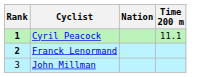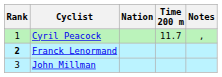+ column: (202, 17)
(17, 36) bold -> (17, 36) normal
(171, 36) 11.1 -> (171, 36) 11.7
